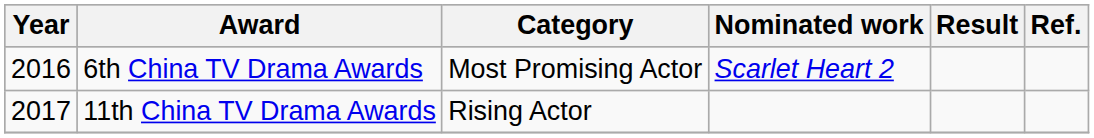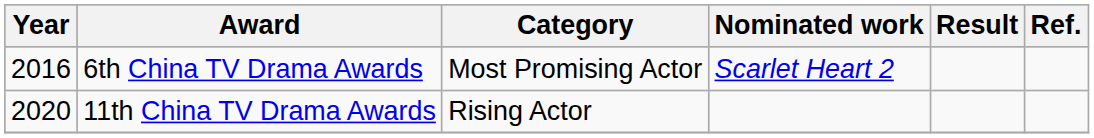(41, 111) 2017 -> (41, 111) 2020
